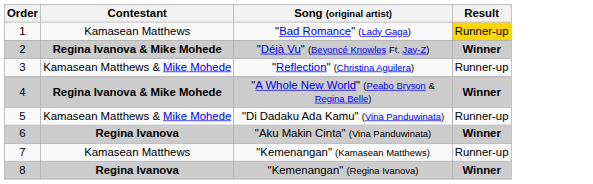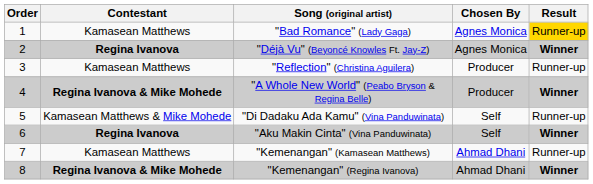+ column: (491, 13)
(137, 49) Regina Ivanova & Mike Mohede -> (137, 49) Regina Ivanova
(137, 67) Kamasean Matthews & Mike Mohede -> (137, 67) Kamasean Matthews
(137, 170) Regina Ivanova -> (137, 170) Regina Ivanova & Mike Mohede
